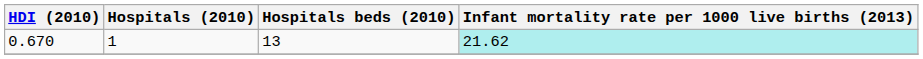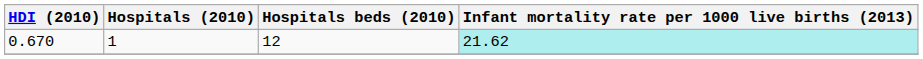(271, 42) 13 -> (271, 42) 12
